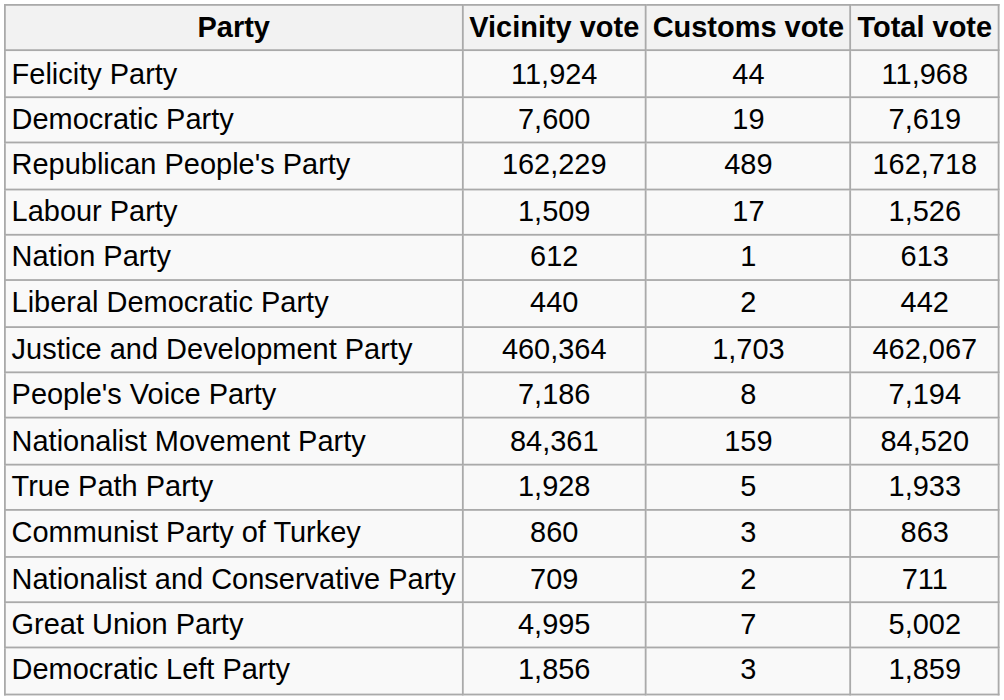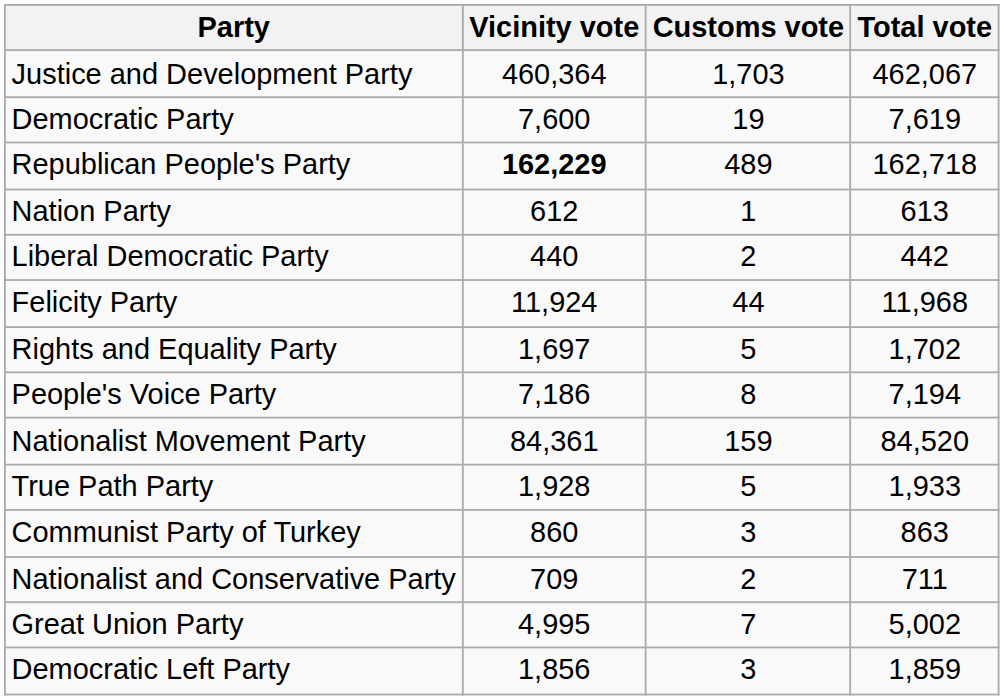rows swapped: (212, 348) <-> (94, 73)
(554, 165) normal -> (554, 165) bold
- row: (94, 211)
+ row: (174, 348)
